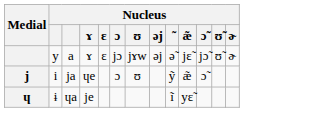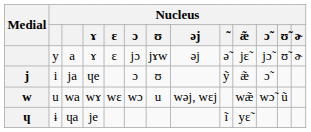+ row: (72, 96)
